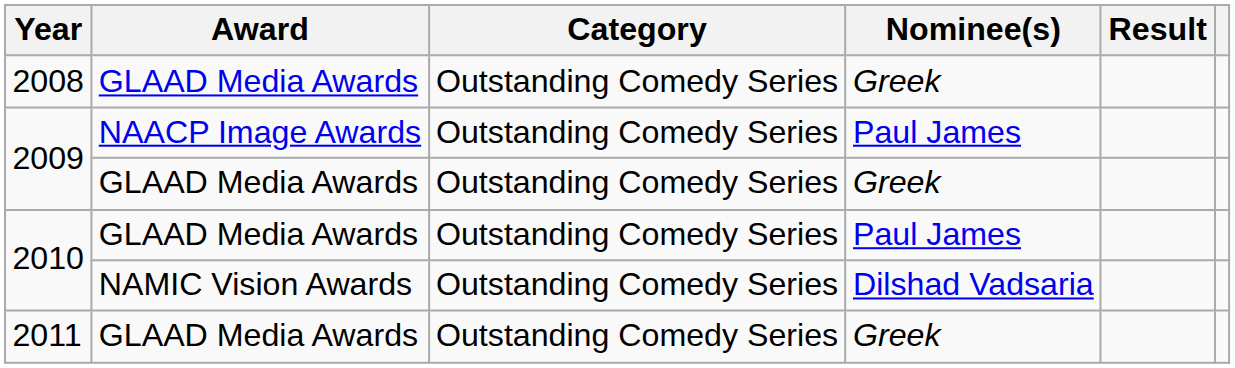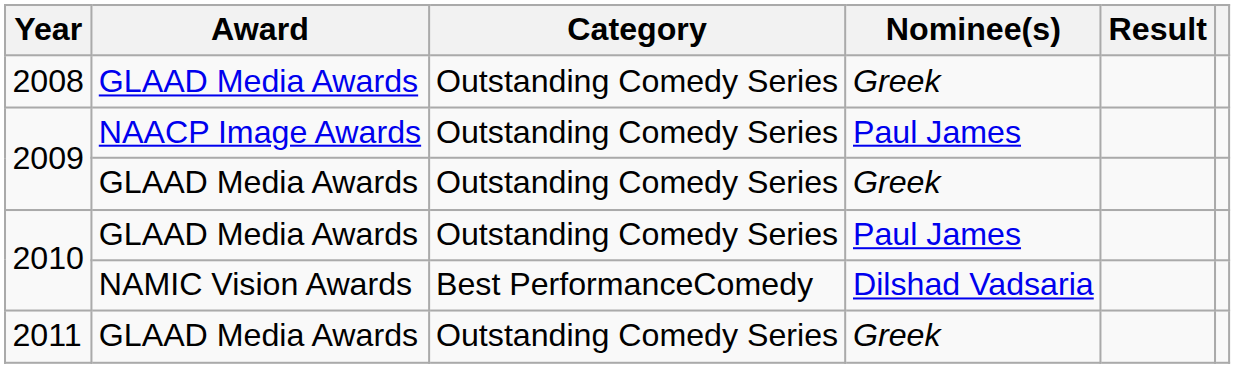(637, 285) Outstanding Comedy Series -> (625, 285) Best PerformanceComedy
